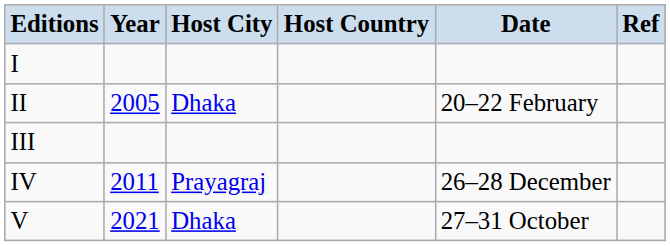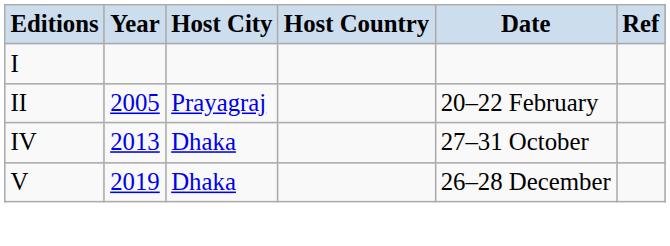(204, 102) Dhaka -> (219, 102) Prayagraj
- row: (23, 142)
(134, 181) 2011 -> (135, 142) 2013
(219, 181) Prayagraj -> (204, 142) Dhaka
(526, 181) 26–28 December -> (515, 142) 27–31 October
(135, 220) 2021 -> (135, 181) 2019
(515, 220) 27–31 October -> (526, 181) 26–28 December
